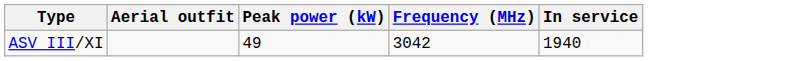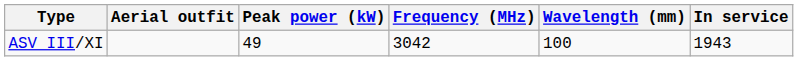+ column: (614, 18)
(562, 43) 1940 -> (712, 43) 1943
